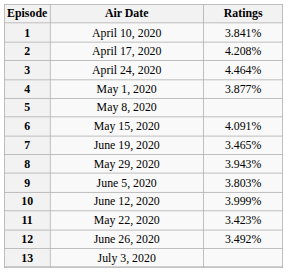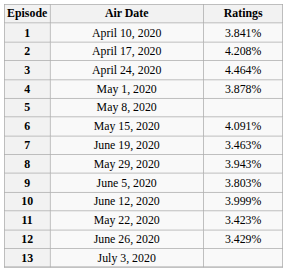(243, 88) 3.877% -> (243, 88) 3.878%
(243, 145) 3.465% -> (243, 145) 3.463%
(243, 239) 3.492% -> (243, 239) 3.429%
